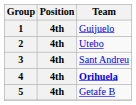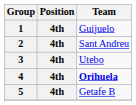(91, 44) Utebo -> (104, 44) Sant Andreu
(104, 60) Sant Andreu -> (91, 60) Utebo
